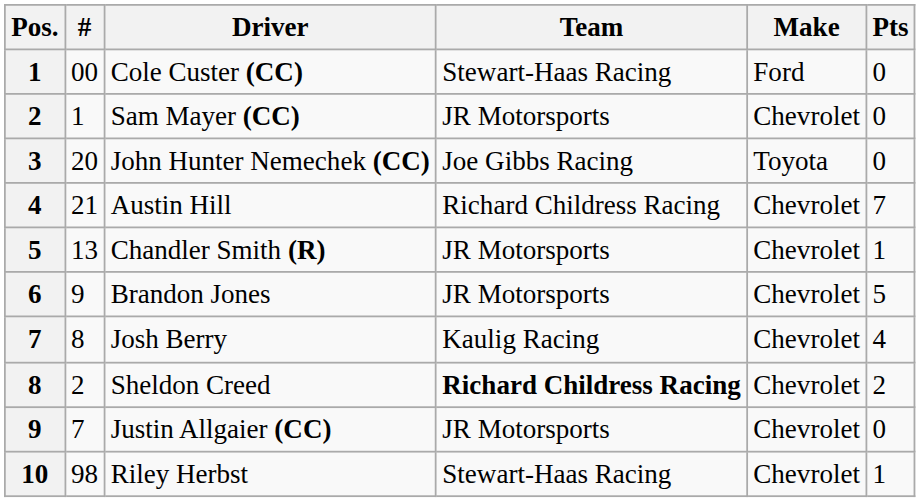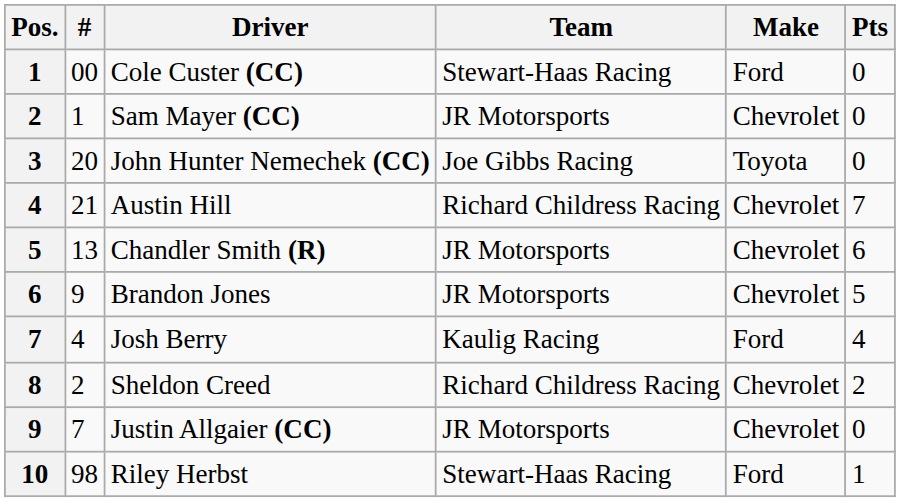(879, 250) 1 -> (859, 250) 6
(78, 339) 8 -> (78, 339) 4
(807, 339) Chevrolet -> (758, 339) Ford
(592, 383) bold -> (581, 383) normal
(807, 473) Chevrolet -> (758, 473) Ford
